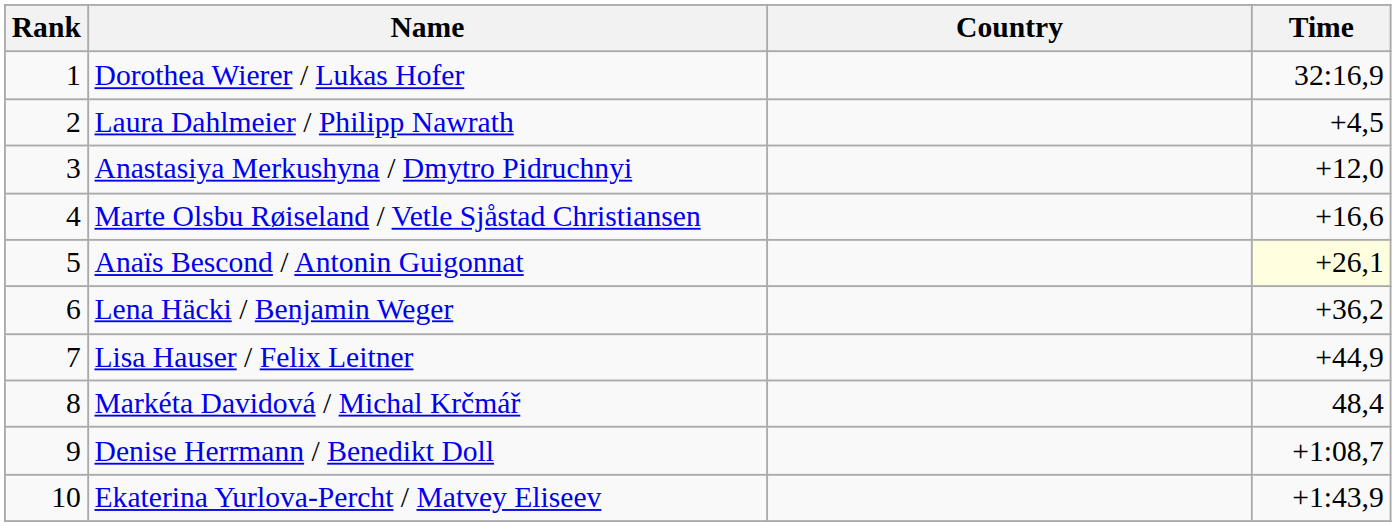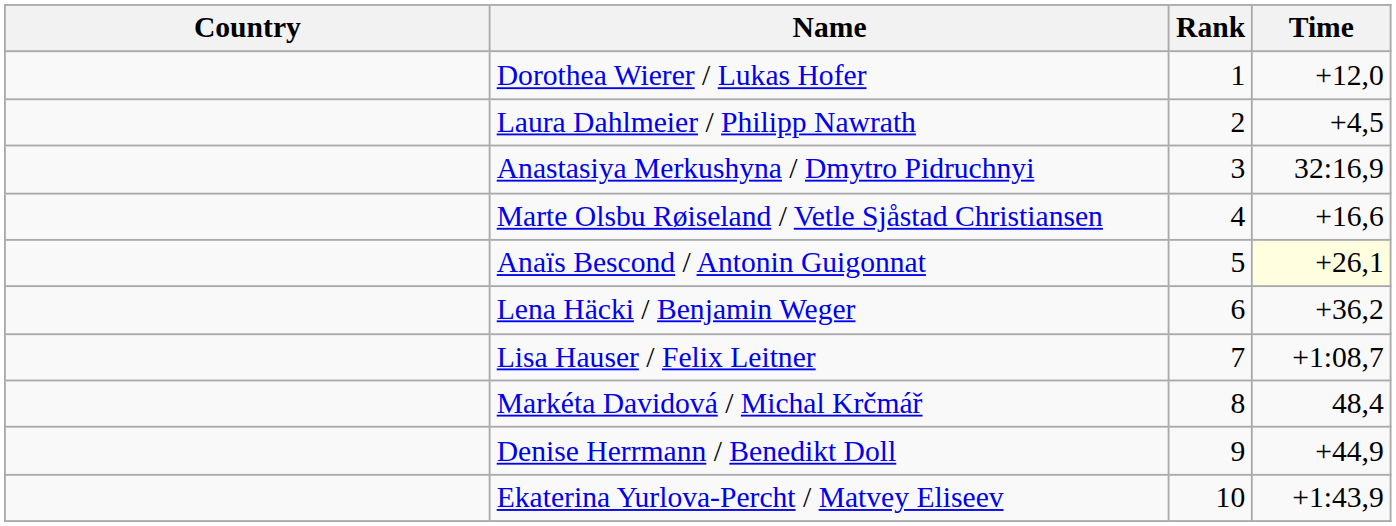columns swapped: (46, 27) <-> (1010, 27)
(1339, 74) 32:16,9 -> (1349, 74) +12,0
(1349, 168) +12,0 -> (1339, 168) 32:16,9
(1349, 356) +44,9 -> (1338, 356) +1:08,7
(1338, 450) +1:08,7 -> (1349, 450) +44,9
